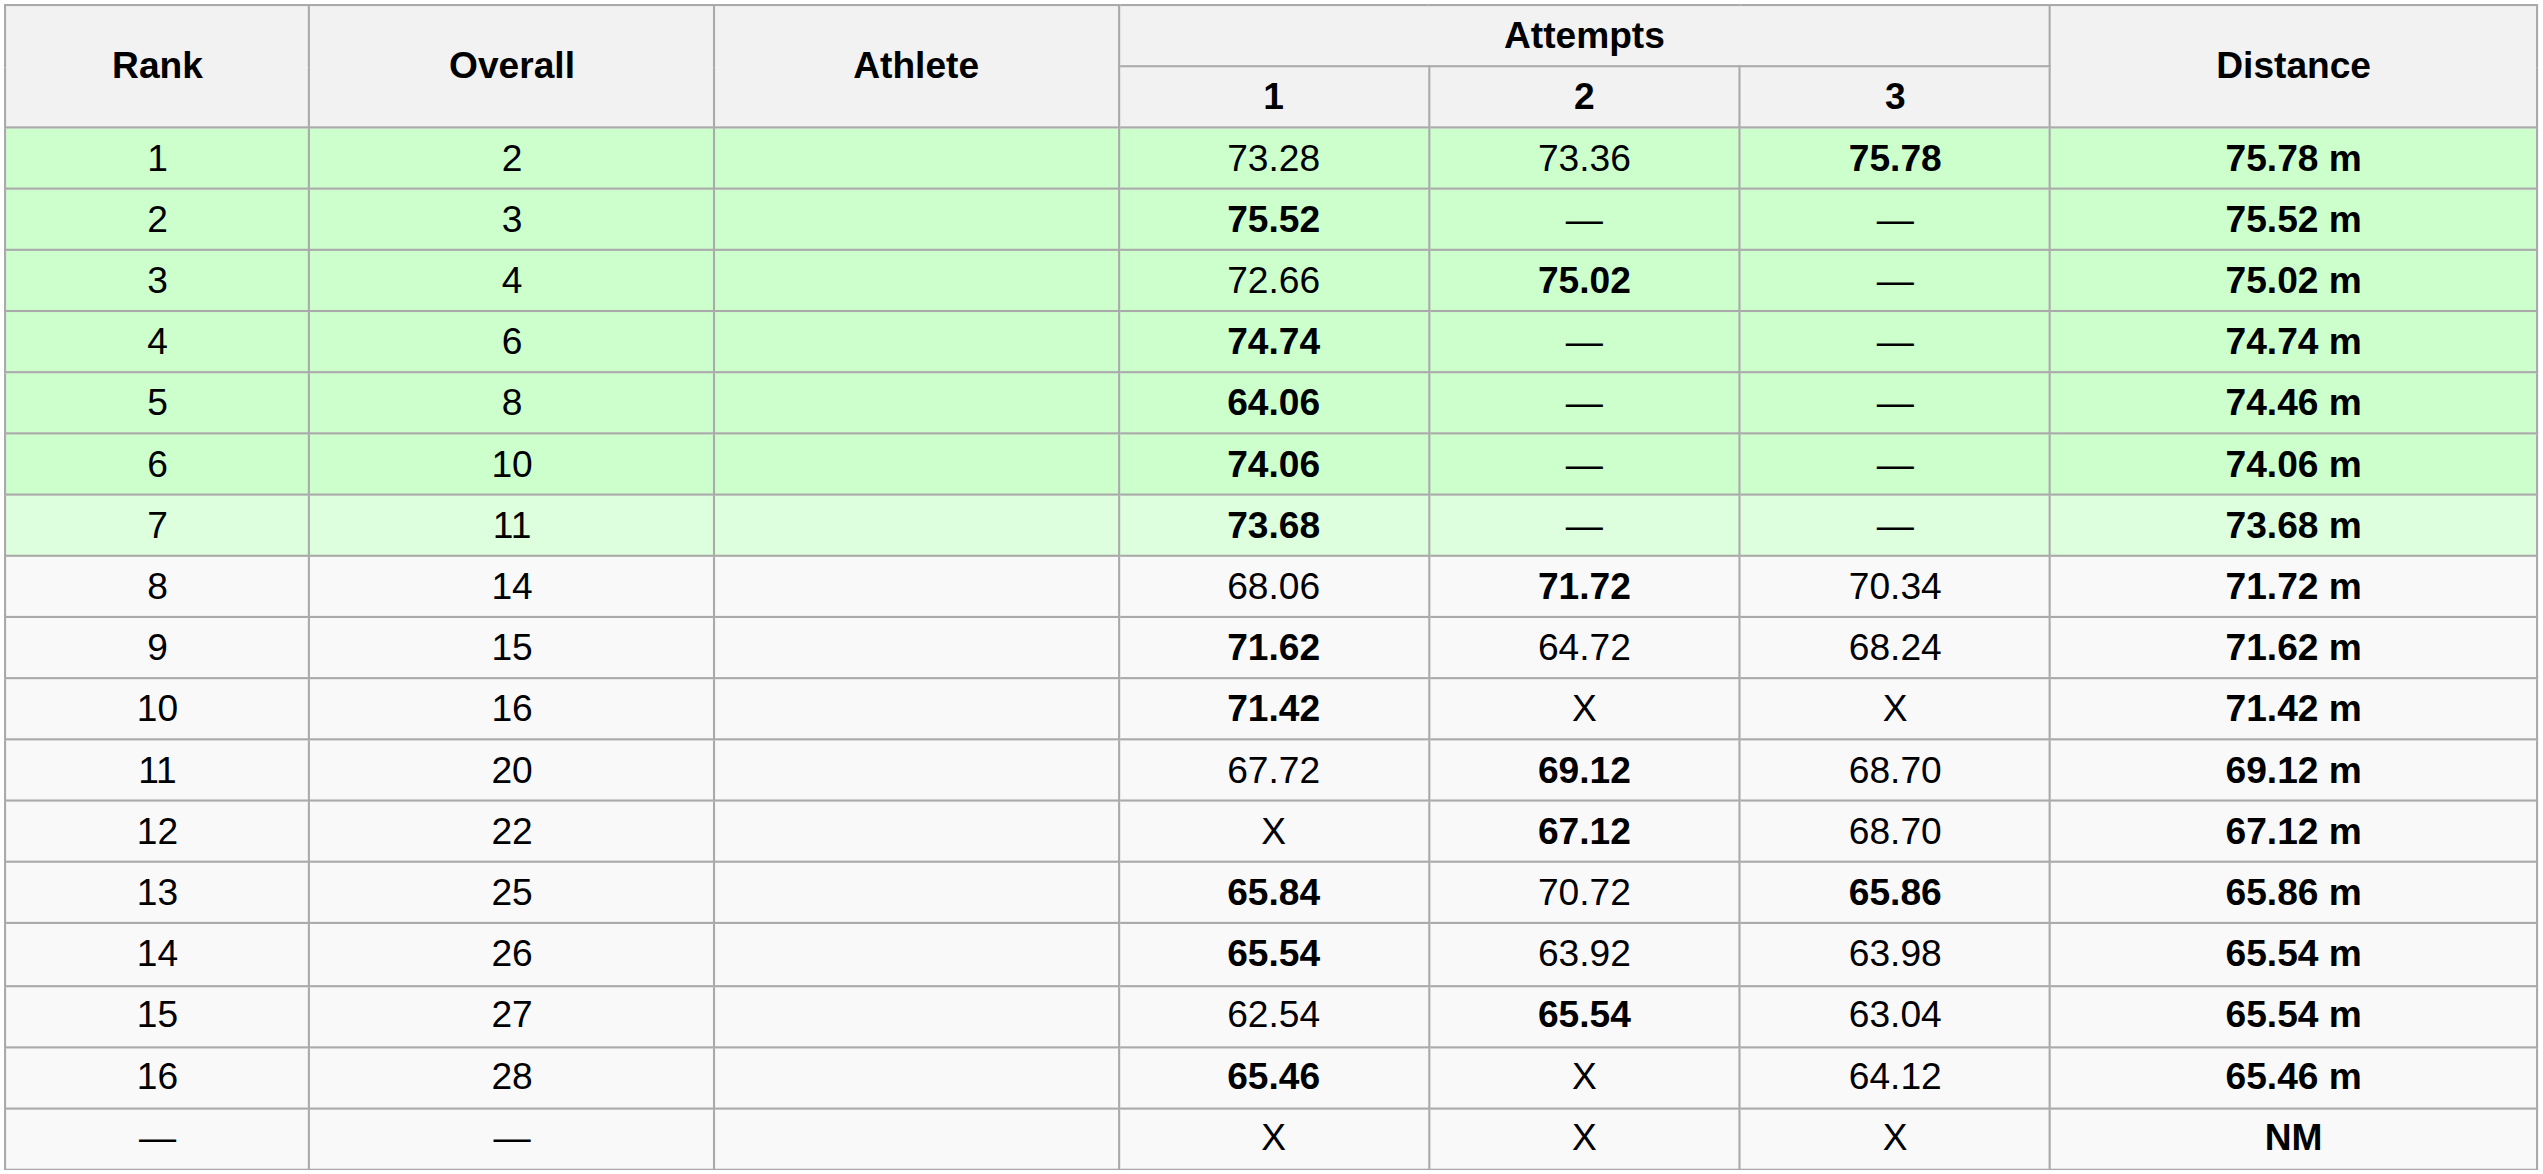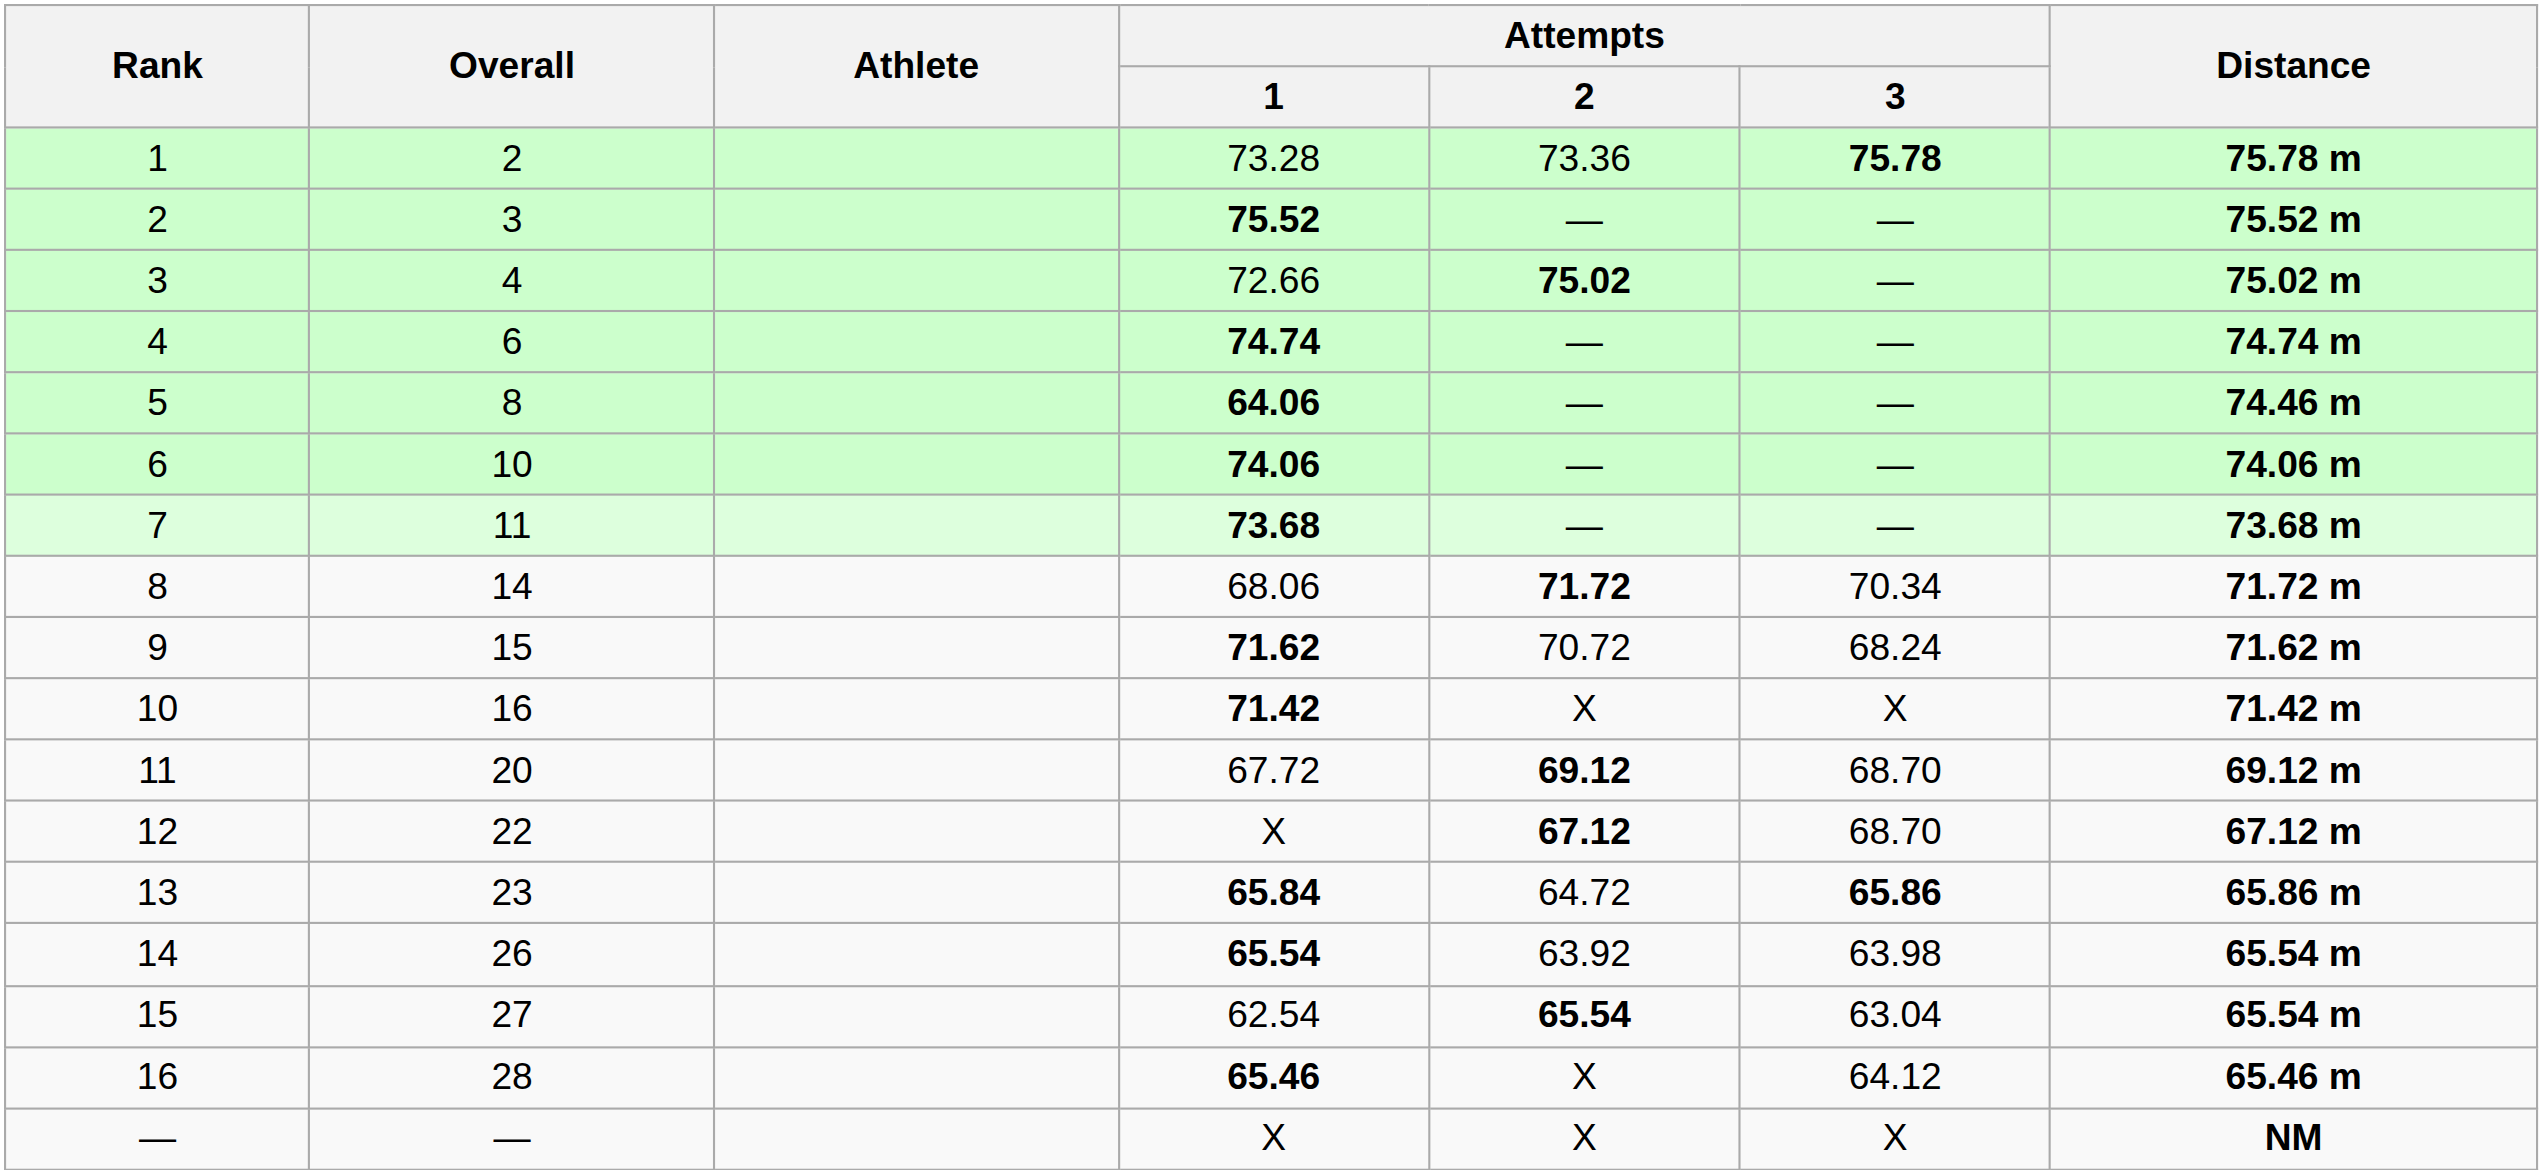(1584, 647) 64.72 -> (1584, 647) 70.72
(512, 892) 25 -> (512, 892) 23
(1584, 892) 70.72 -> (1584, 892) 64.72
